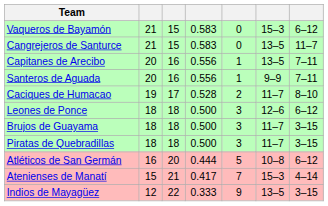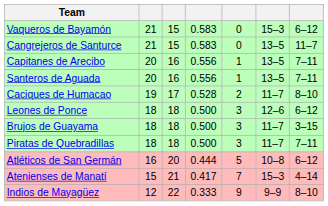(273, 78) 9–9 -> (273, 78) 13–5
(306, 144) 3–15 -> (306, 144) 7–11
(273, 193) 13–5 -> (273, 193) 9–9
(306, 193) 3–15 -> (306, 193) 8–10
